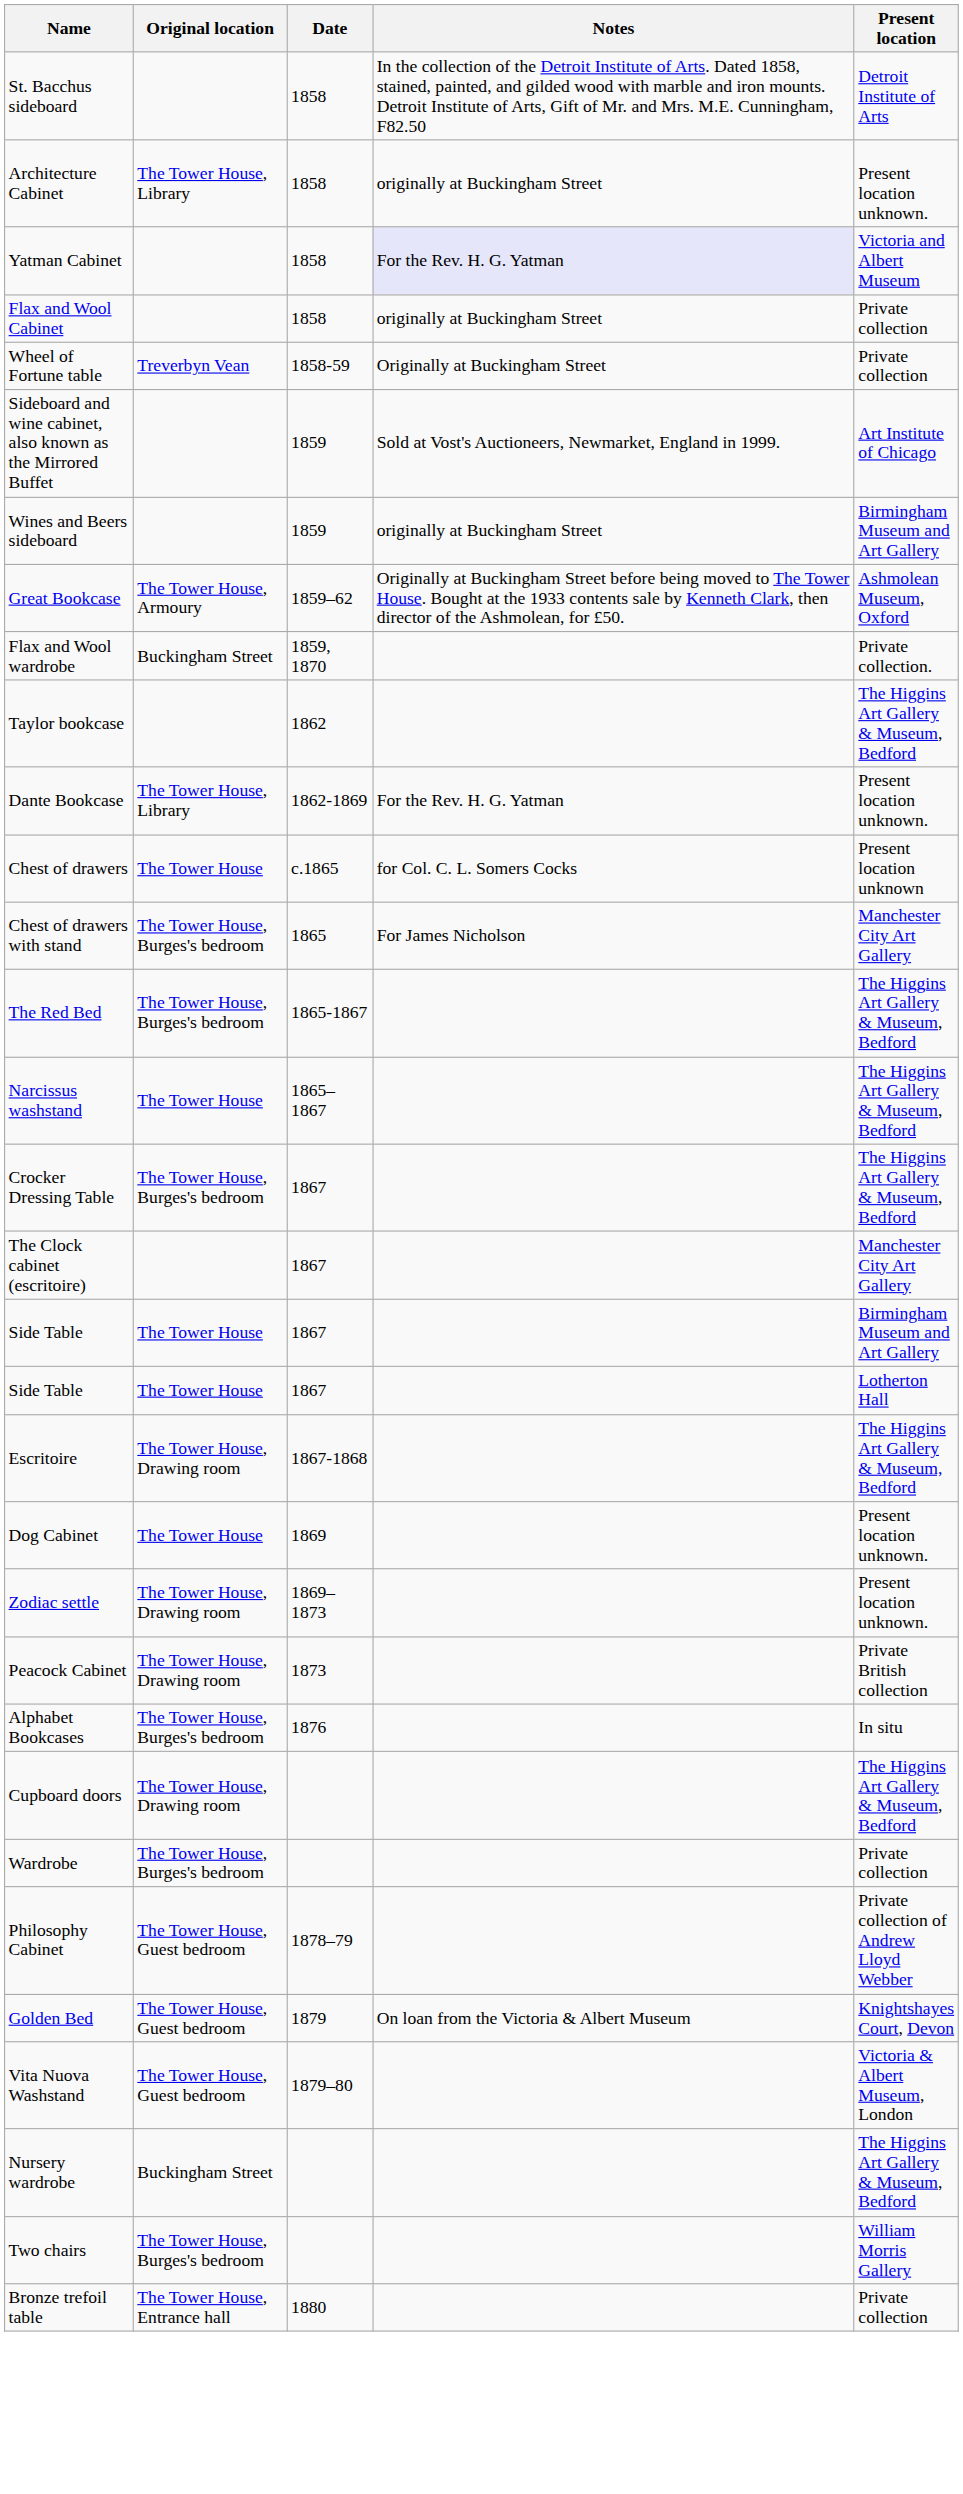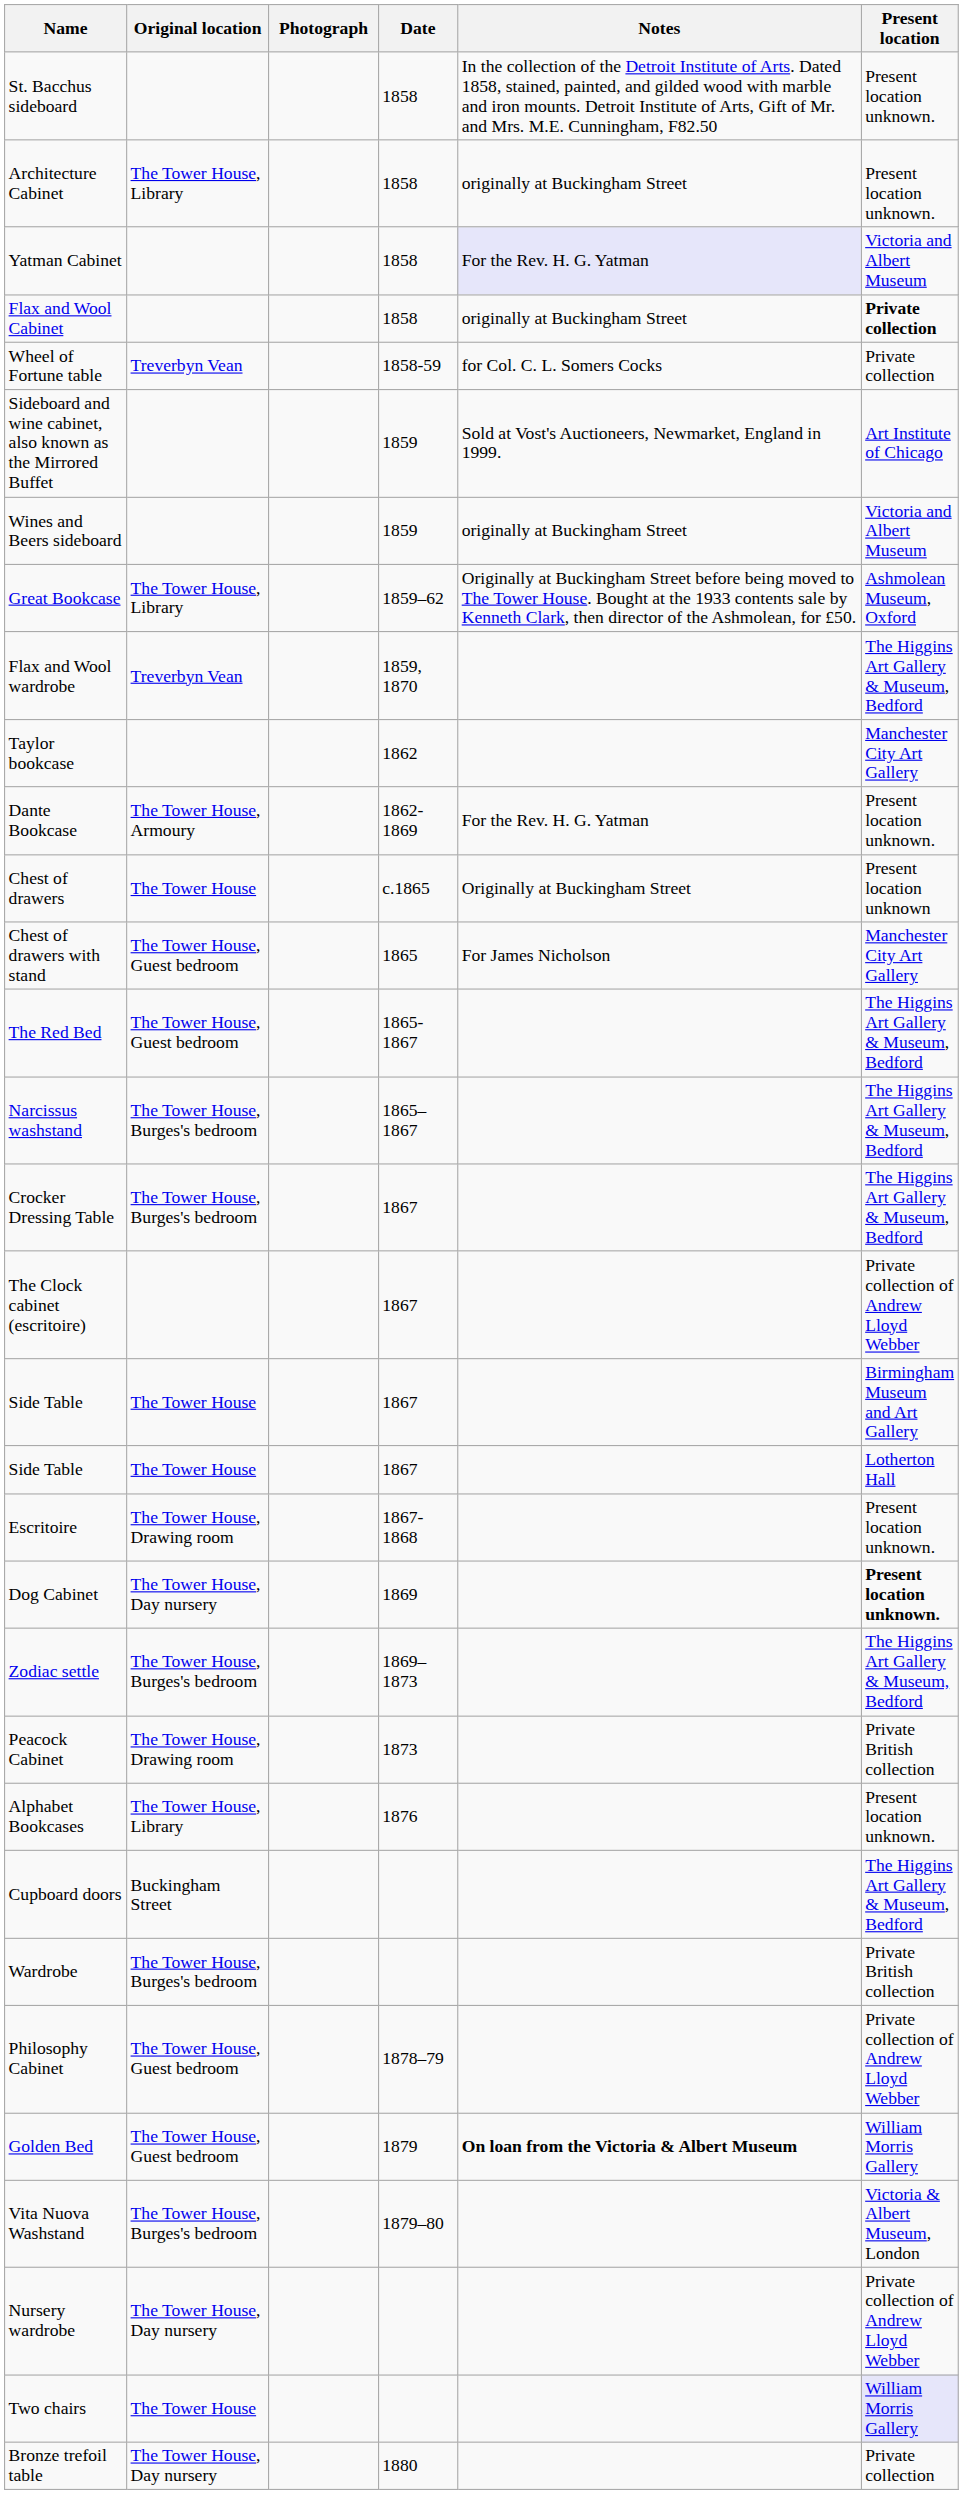+ column: (323, 28)
(897, 95) Detroit Institute of Arts -> (900, 95) Present location unknown.
(893, 318) normal -> (901, 318) bold
(491, 365) Originally at Buckingham Street -> (562, 365) for Col. C. L. Somers Cocks
(904, 530) Birmingham Museum and Art Gallery -> (908, 530) Victoria and Albert Museum
(202, 598) The Tower House, Armoury -> (196, 598) The Tower House, Library
(205, 655) Buckingham Street -> (187, 675) Treverbyn Vean
(895, 655) Private collection. -> (909, 675) The Higgins Art Gallery & Museum, Bedford
(902, 723) The Higgins Art Gallery & Museum, Bedford -> (906, 752) Manchester City Art Gallery
(202, 800) The Tower House, Library -> (196, 820) The Tower House, Armoury
(477, 868) for Col. C. L. Somers Cocks -> (576, 888) Originally at Buckingham Street
(202, 935) The Tower House, Burges's bedroom -> (196, 955) The Tower House, Guest bedroom
(202, 1013) The Tower House, Burges's bedroom -> (196, 1032) The Tower House, Guest bedroom
(200, 1100) The Tower House -> (196, 1120) The Tower House, Burges's bedroom
(899, 1265) Manchester City Art Gallery -> (909, 1304) Private collection of Andrew Lloyd Webber
(902, 1457) The Higgins Art Gallery & Museum, Bedford -> (900, 1527) Present location unknown.
(200, 1535) The Tower House -> (196, 1594) The Tower House, Day nursery
(893, 1535) normal -> (903, 1594) bold
(202, 1602) The Tower House, Drawing room -> (196, 1672) The Tower House, Burges's bedroom
(893, 1602) Present location unknown. -> (909, 1672) The Higgins Art Gallery & Museum, Bedford
(202, 1727) The Tower House, Burges's bedroom -> (196, 1816) The Tower House, Library
(881, 1727) In situ -> (900, 1816) Present location unknown.
(202, 1795) The Tower House, Drawing room -> (176, 1894) Buckingham Street
(893, 1862) Private collection -> (900, 1971) Private British collection
(534, 2017) normal -> (629, 2146) bold
(906, 2017) Knightshayes Court, Devon -> (894, 2146) William Morris Gallery
(202, 2085) The Tower House, Guest bedroom -> (196, 2223) The Tower House, Burges's bedroom
(205, 2172) Buckingham Street -> (196, 2321) The Tower House, Day nursery
(902, 2172) The Higgins Art Gallery & Museum, Bedford -> (909, 2321) Private collection of Andrew Lloyd Webber
(202, 2249) The Tower House, Burges's bedroom -> (193, 2408) The Tower House
(887, 2249) no background -> (894, 2408) lavender background
(202, 2307) The Tower House, Entrance hall -> (196, 2465) The Tower House, Day nursery
